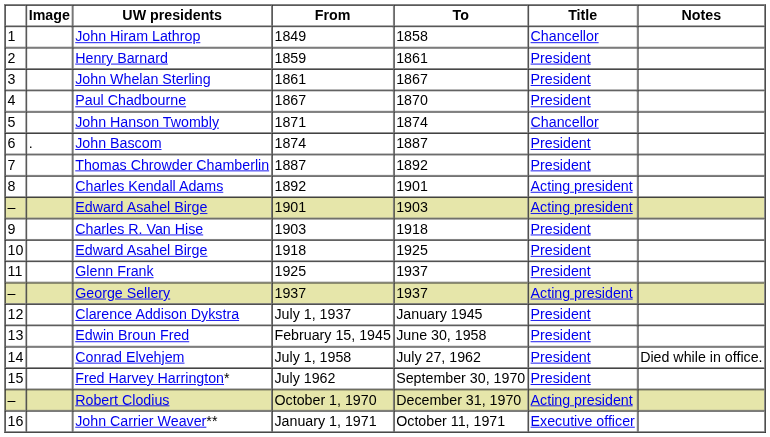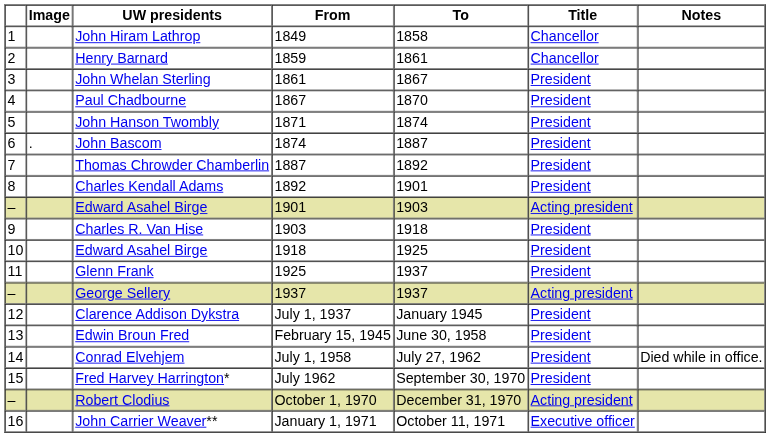(561, 58) President -> (565, 58) Chancellor
(565, 122) Chancellor -> (561, 122) President
(582, 186) Acting president -> (561, 186) President
